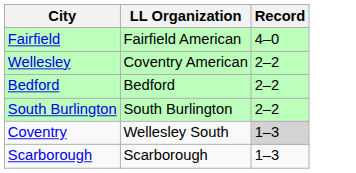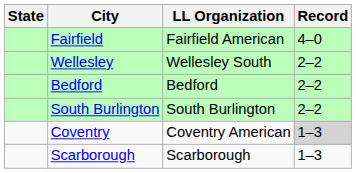+ column: (26, 16)
(186, 62) Coventry American -> (219, 62) Wellesley South
(176, 132) Wellesley South -> (228, 132) Coventry American
